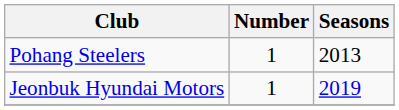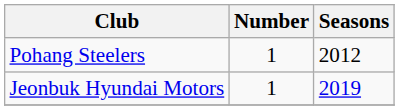(340, 54) 2013 -> (340, 54) 2012
